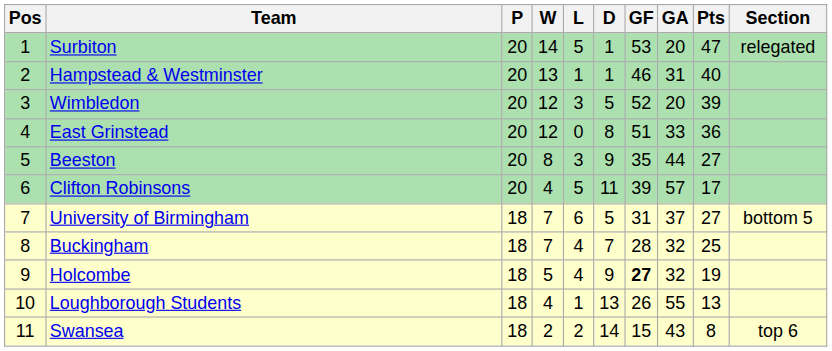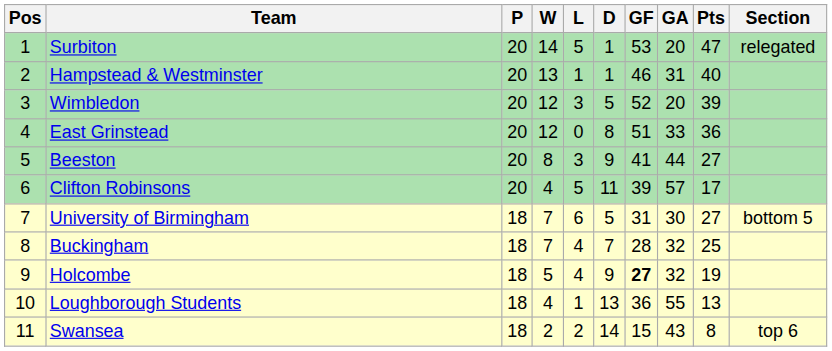(641, 160) 35 -> (641, 160) 41
(675, 217) 37 -> (675, 217) 30
(641, 302) 26 -> (641, 302) 36
